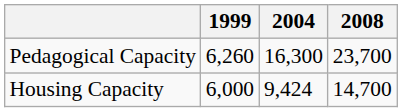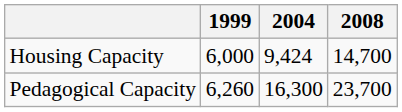rows swapped: (103, 55) <-> (87, 89)
